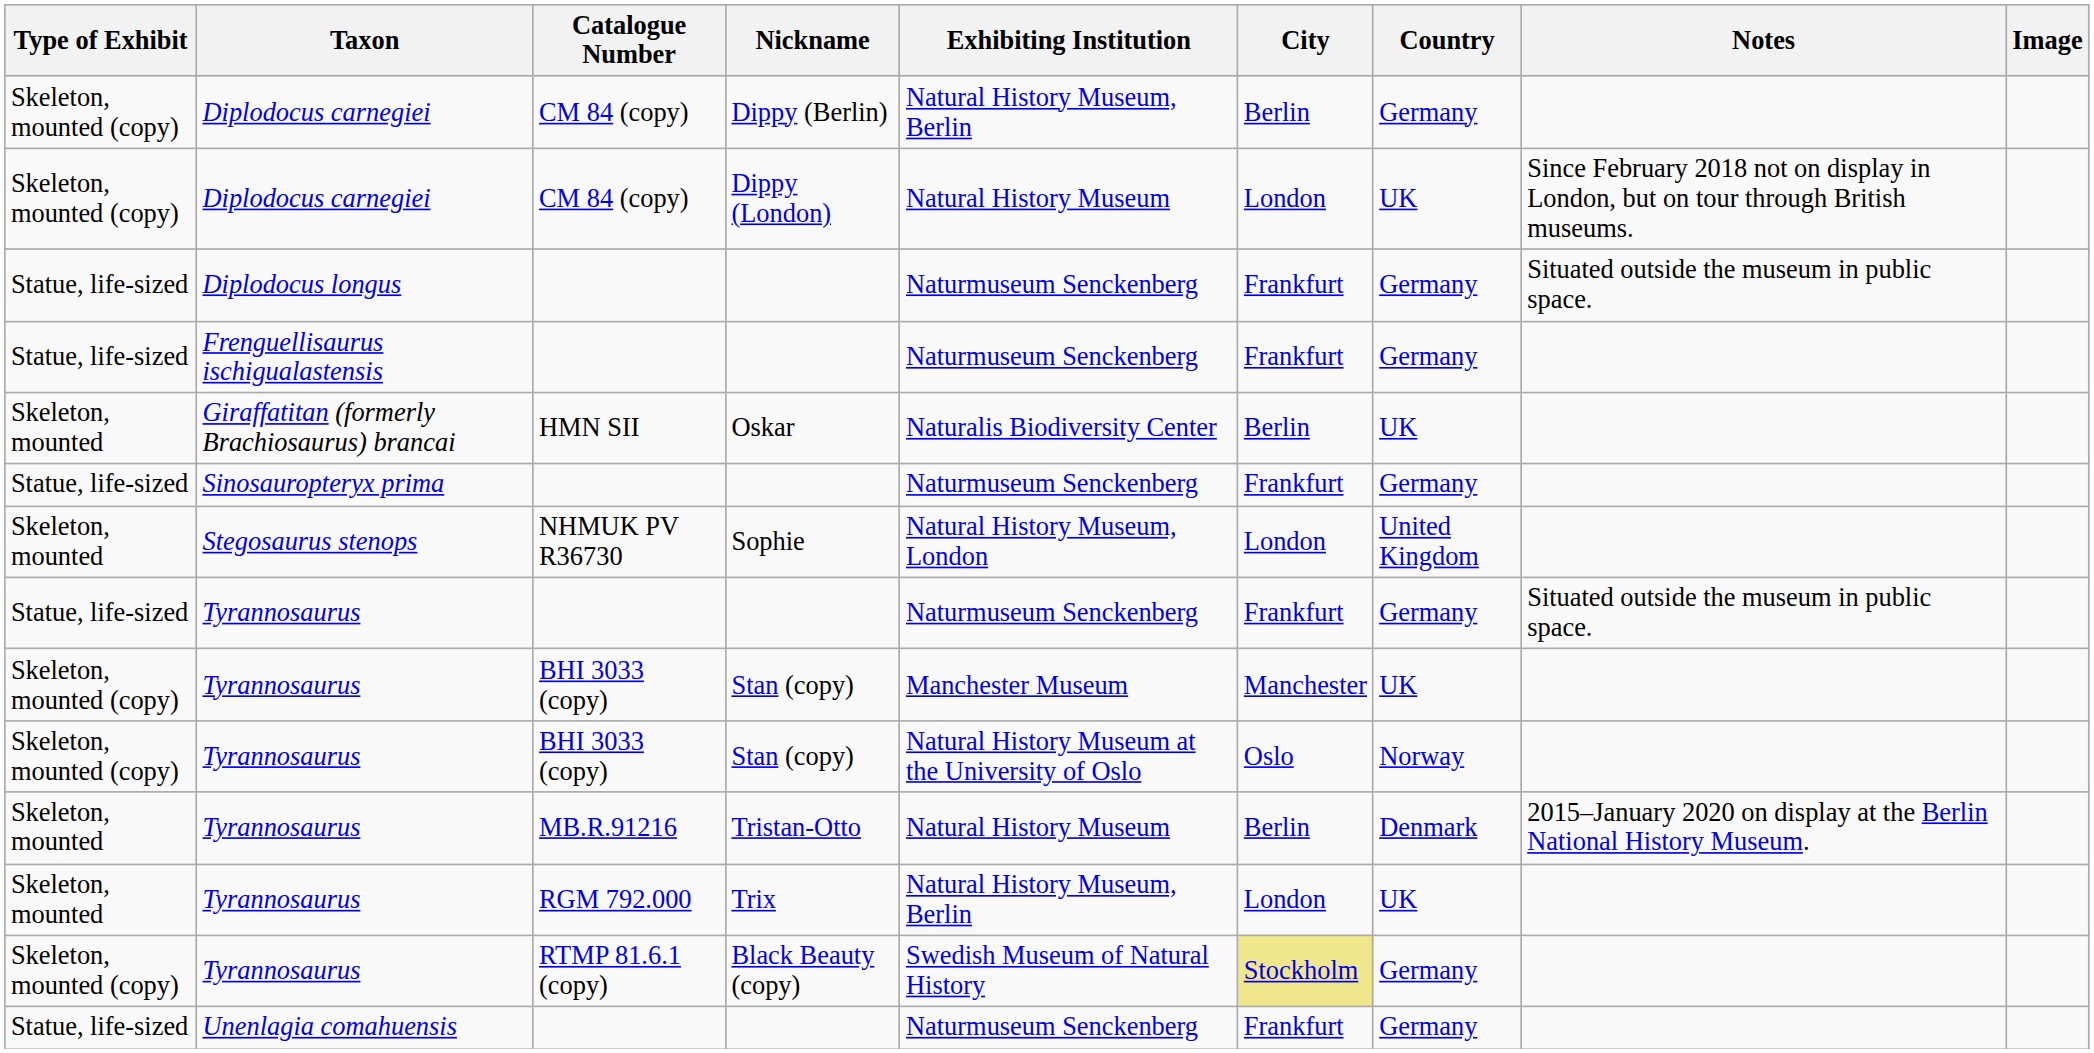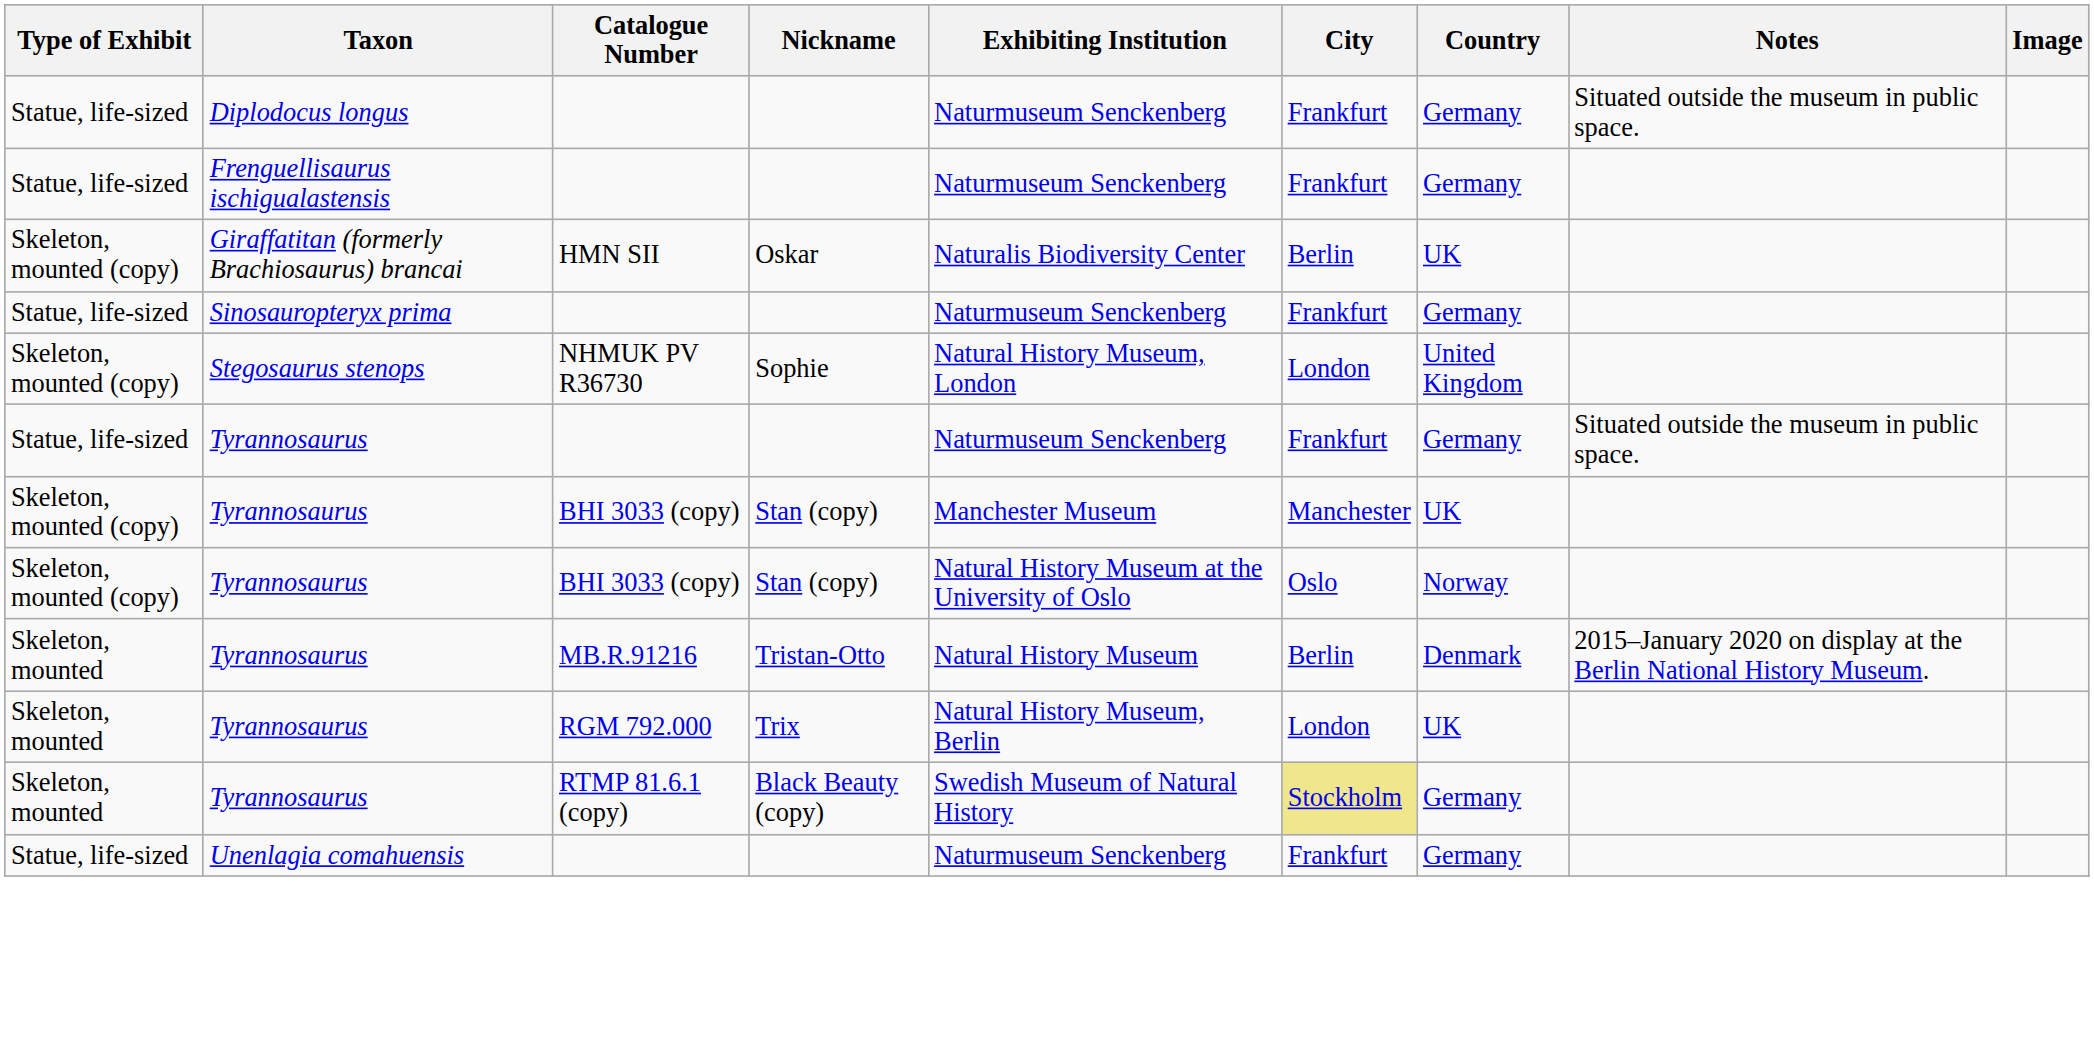- row: (317, 111)
- row: (317, 198)
(60, 427) Skeleton, mounted -> (95, 254) Skeleton, mounted (copy)
(60, 541) Skeleton, mounted -> (95, 368) Skeleton, mounted (copy)
(95, 970) Skeleton, mounted (copy) -> (60, 797) Skeleton, mounted
